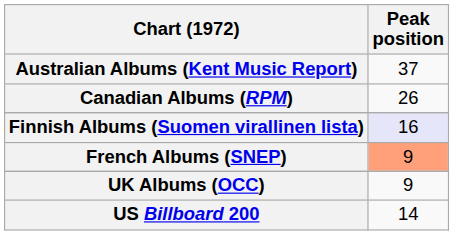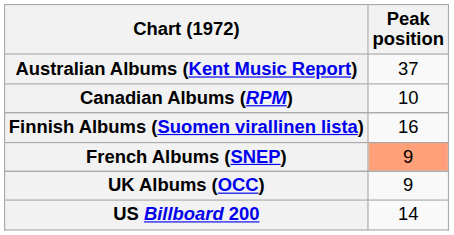(408, 98) 26 -> (408, 98) 10
(408, 127) lavender background -> (408, 127) no background
